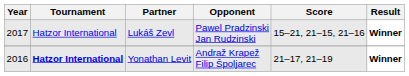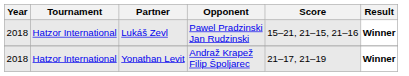(17, 33) 2017 -> (17, 33) 2018
(17, 59) 2016 -> (17, 59) 2018
(78, 59) bold -> (75, 59) normal
